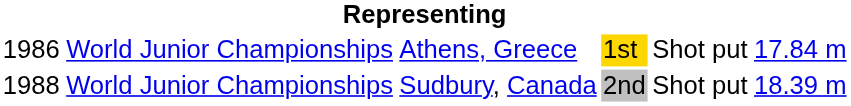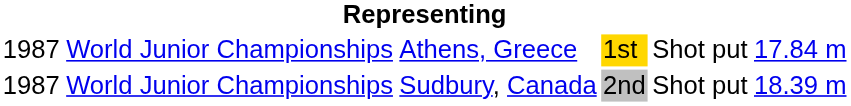(31, 50) 1986 -> (31, 50) 1987
(31, 85) 1988 -> (31, 85) 1987
